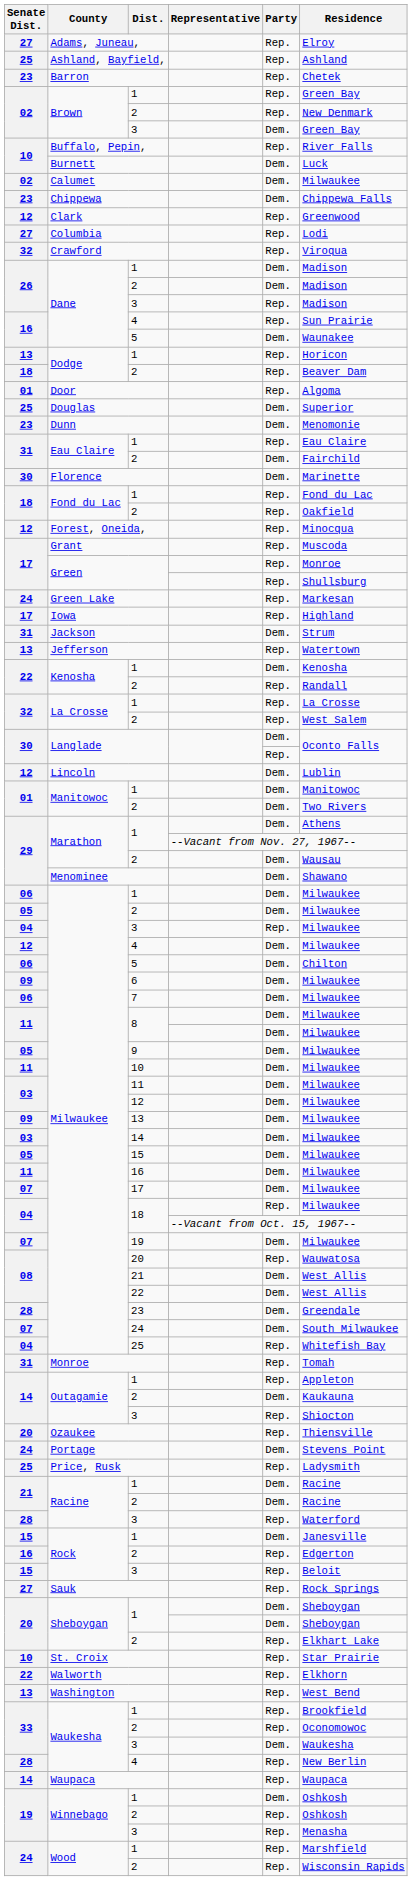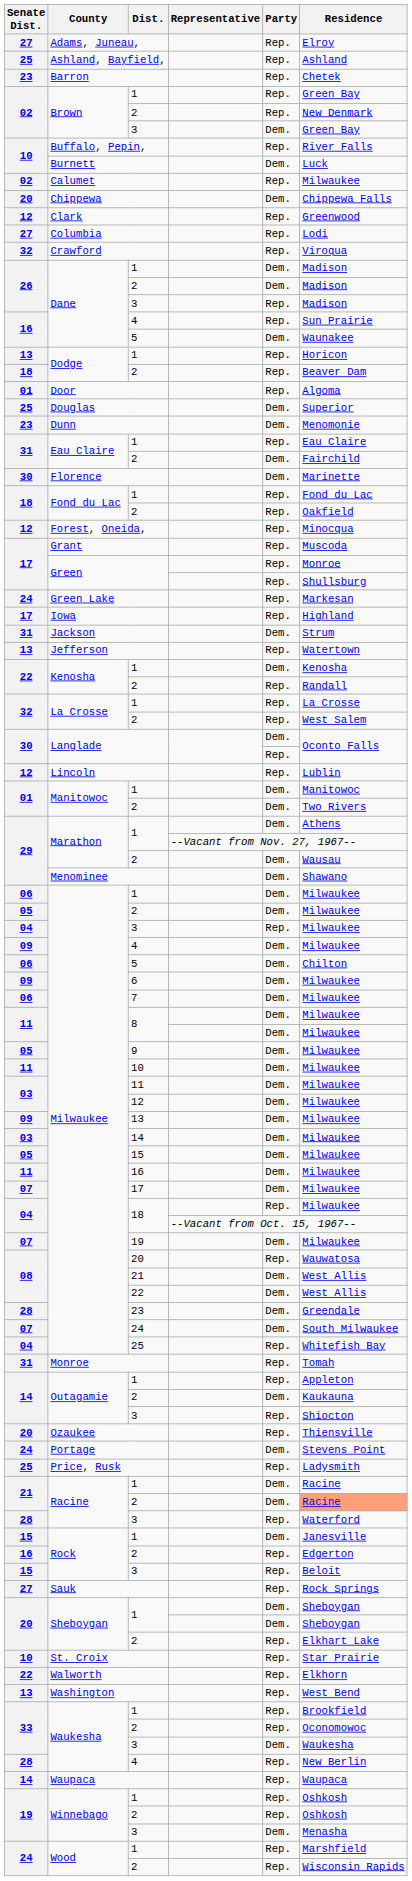(278, 182) Dem. -> (278, 182) Rep.
(26, 199) 23 -> (26, 199) 20
(278, 772) Dem. -> (278, 772) Rep.
(26, 946) 12 -> (26, 946) 09
(322, 1502) no background -> (322, 1502) lightsalmon background
(278, 1798) Dem. -> (278, 1798) Rep.
(278, 1832) Rep. -> (278, 1832) Dem.
